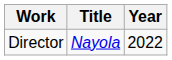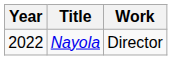columns swapped: (145, 17) <-> (36, 17)
